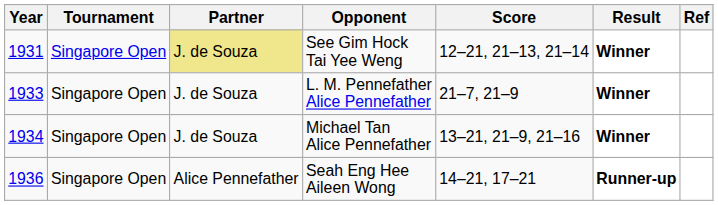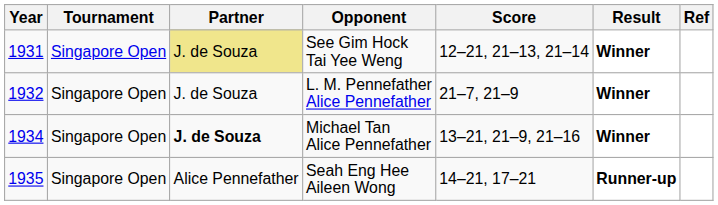(26, 94) 1933 -> (26, 94) 1932
(215, 137) normal -> (217, 137) bold
(26, 179) 1936 -> (26, 179) 1935
